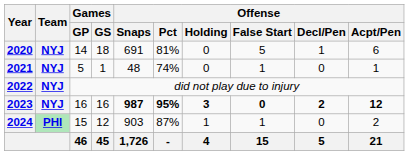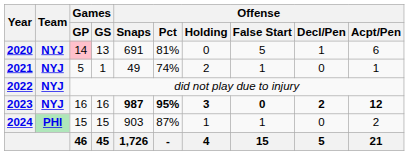(81, 50) no background -> (81, 50) pink background
(103, 50) 18 -> (103, 50) 13
(134, 68) 48 -> (134, 68) 49
(206, 68) 0 -> (206, 68) 2
(103, 123) 12 -> (103, 123) 15
